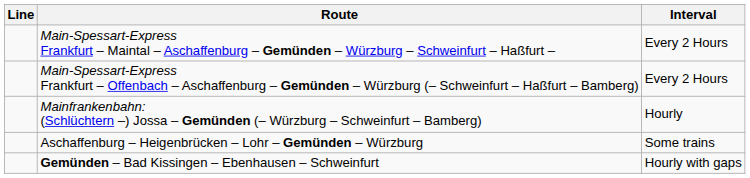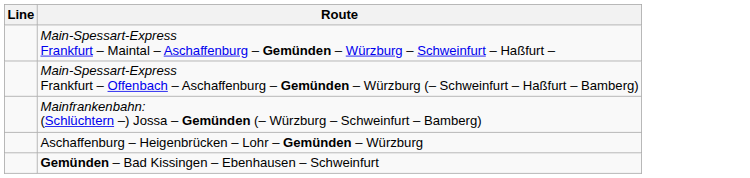- column: (693, 14)
